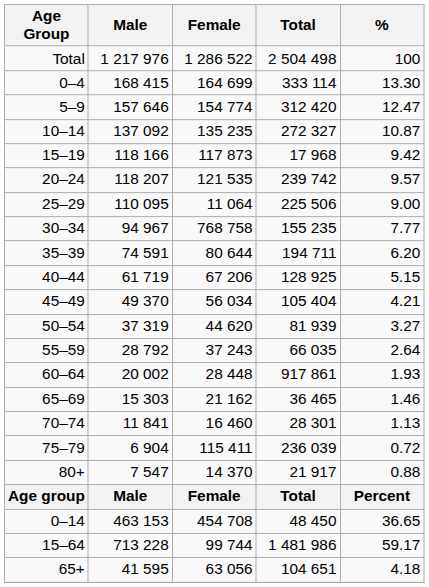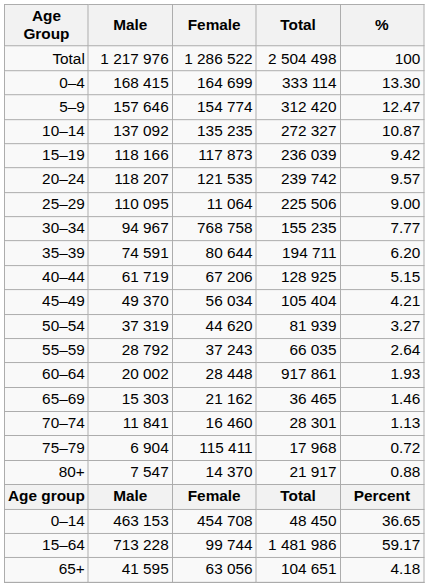(313, 155) 17 968 -> (309, 155) 236 039
(309, 448) 236 039 -> (313, 448) 17 968
